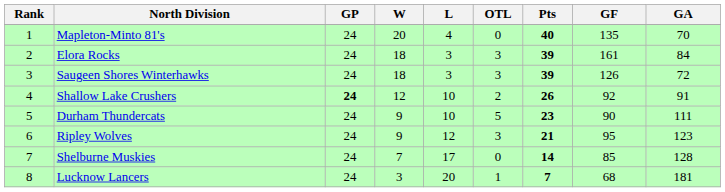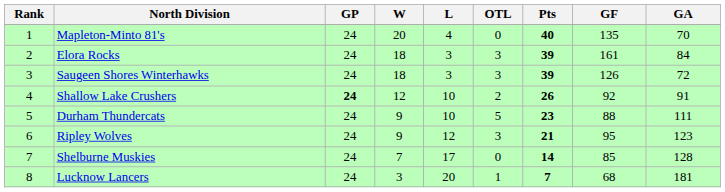(609, 116) 90 -> (609, 116) 88
